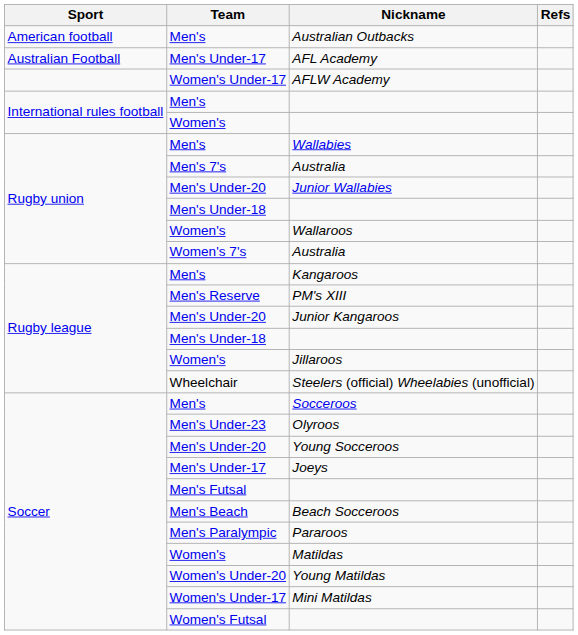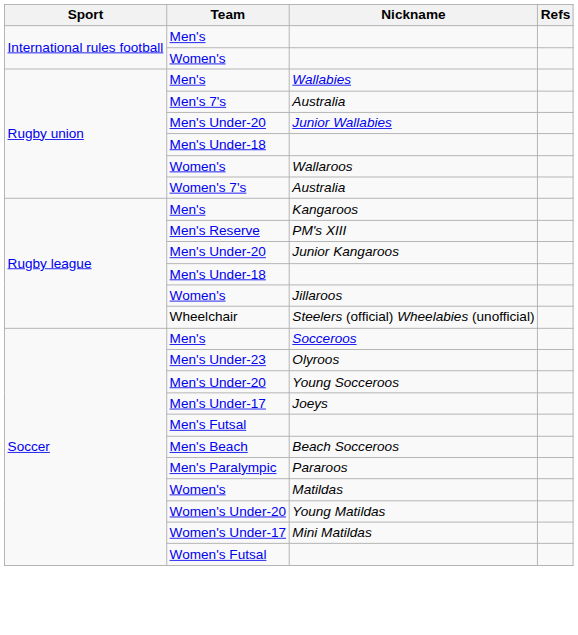- row: (188, 36)
- row: (218, 58)
- row: (228, 79)
